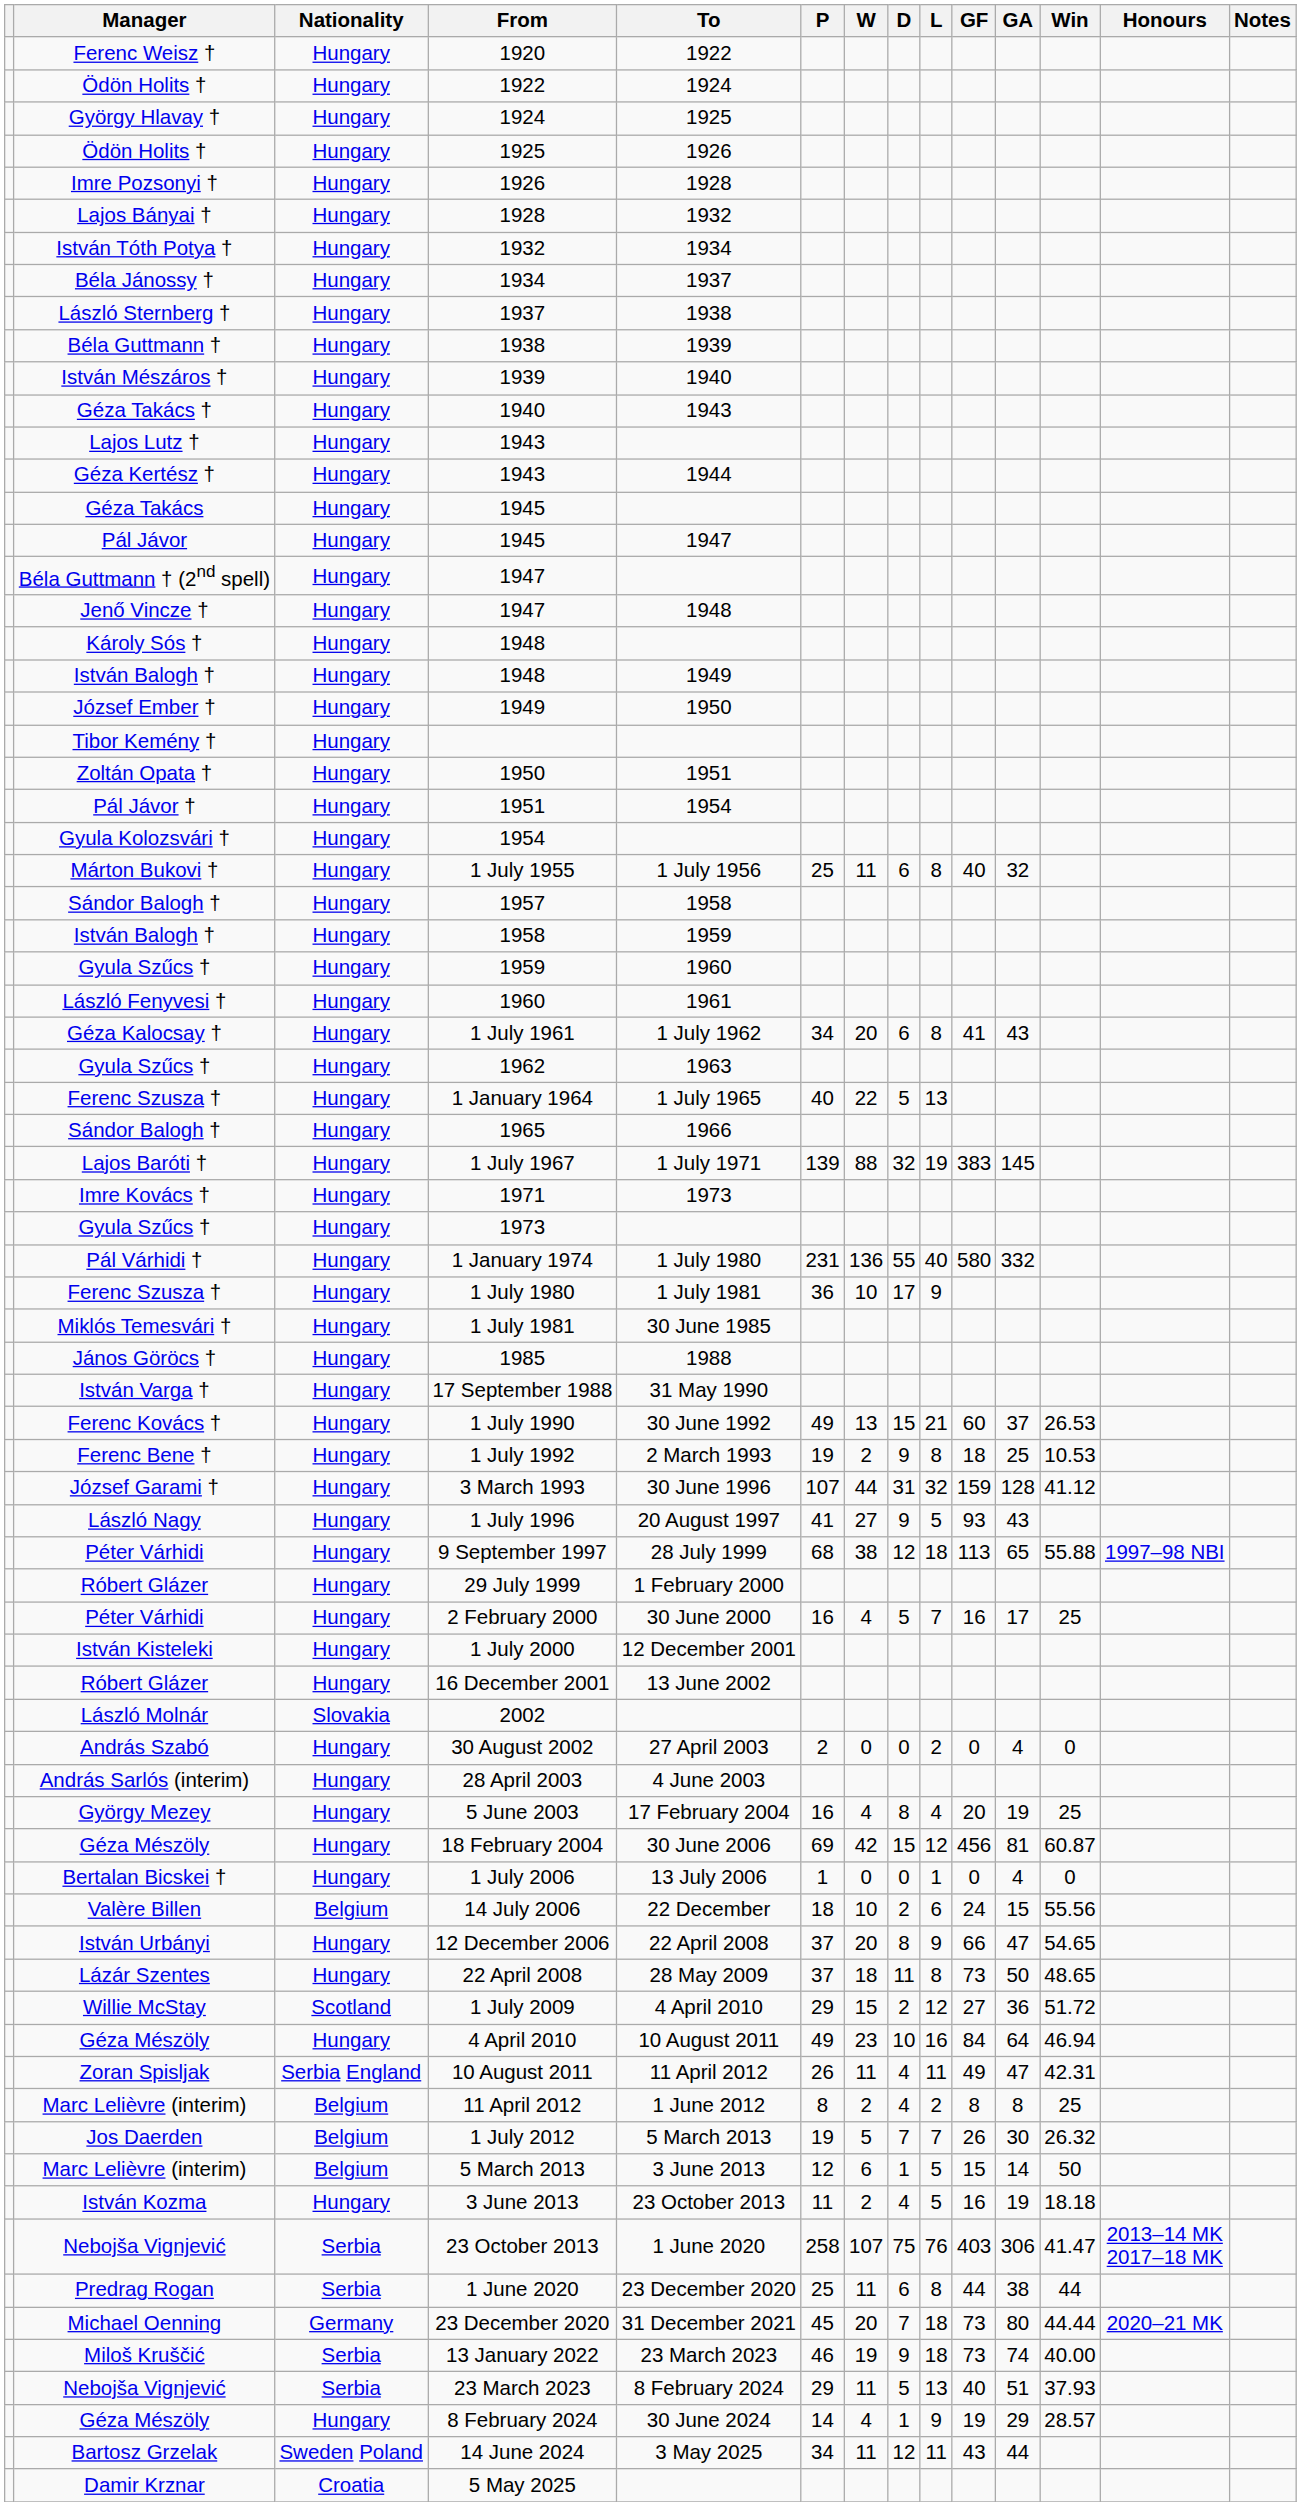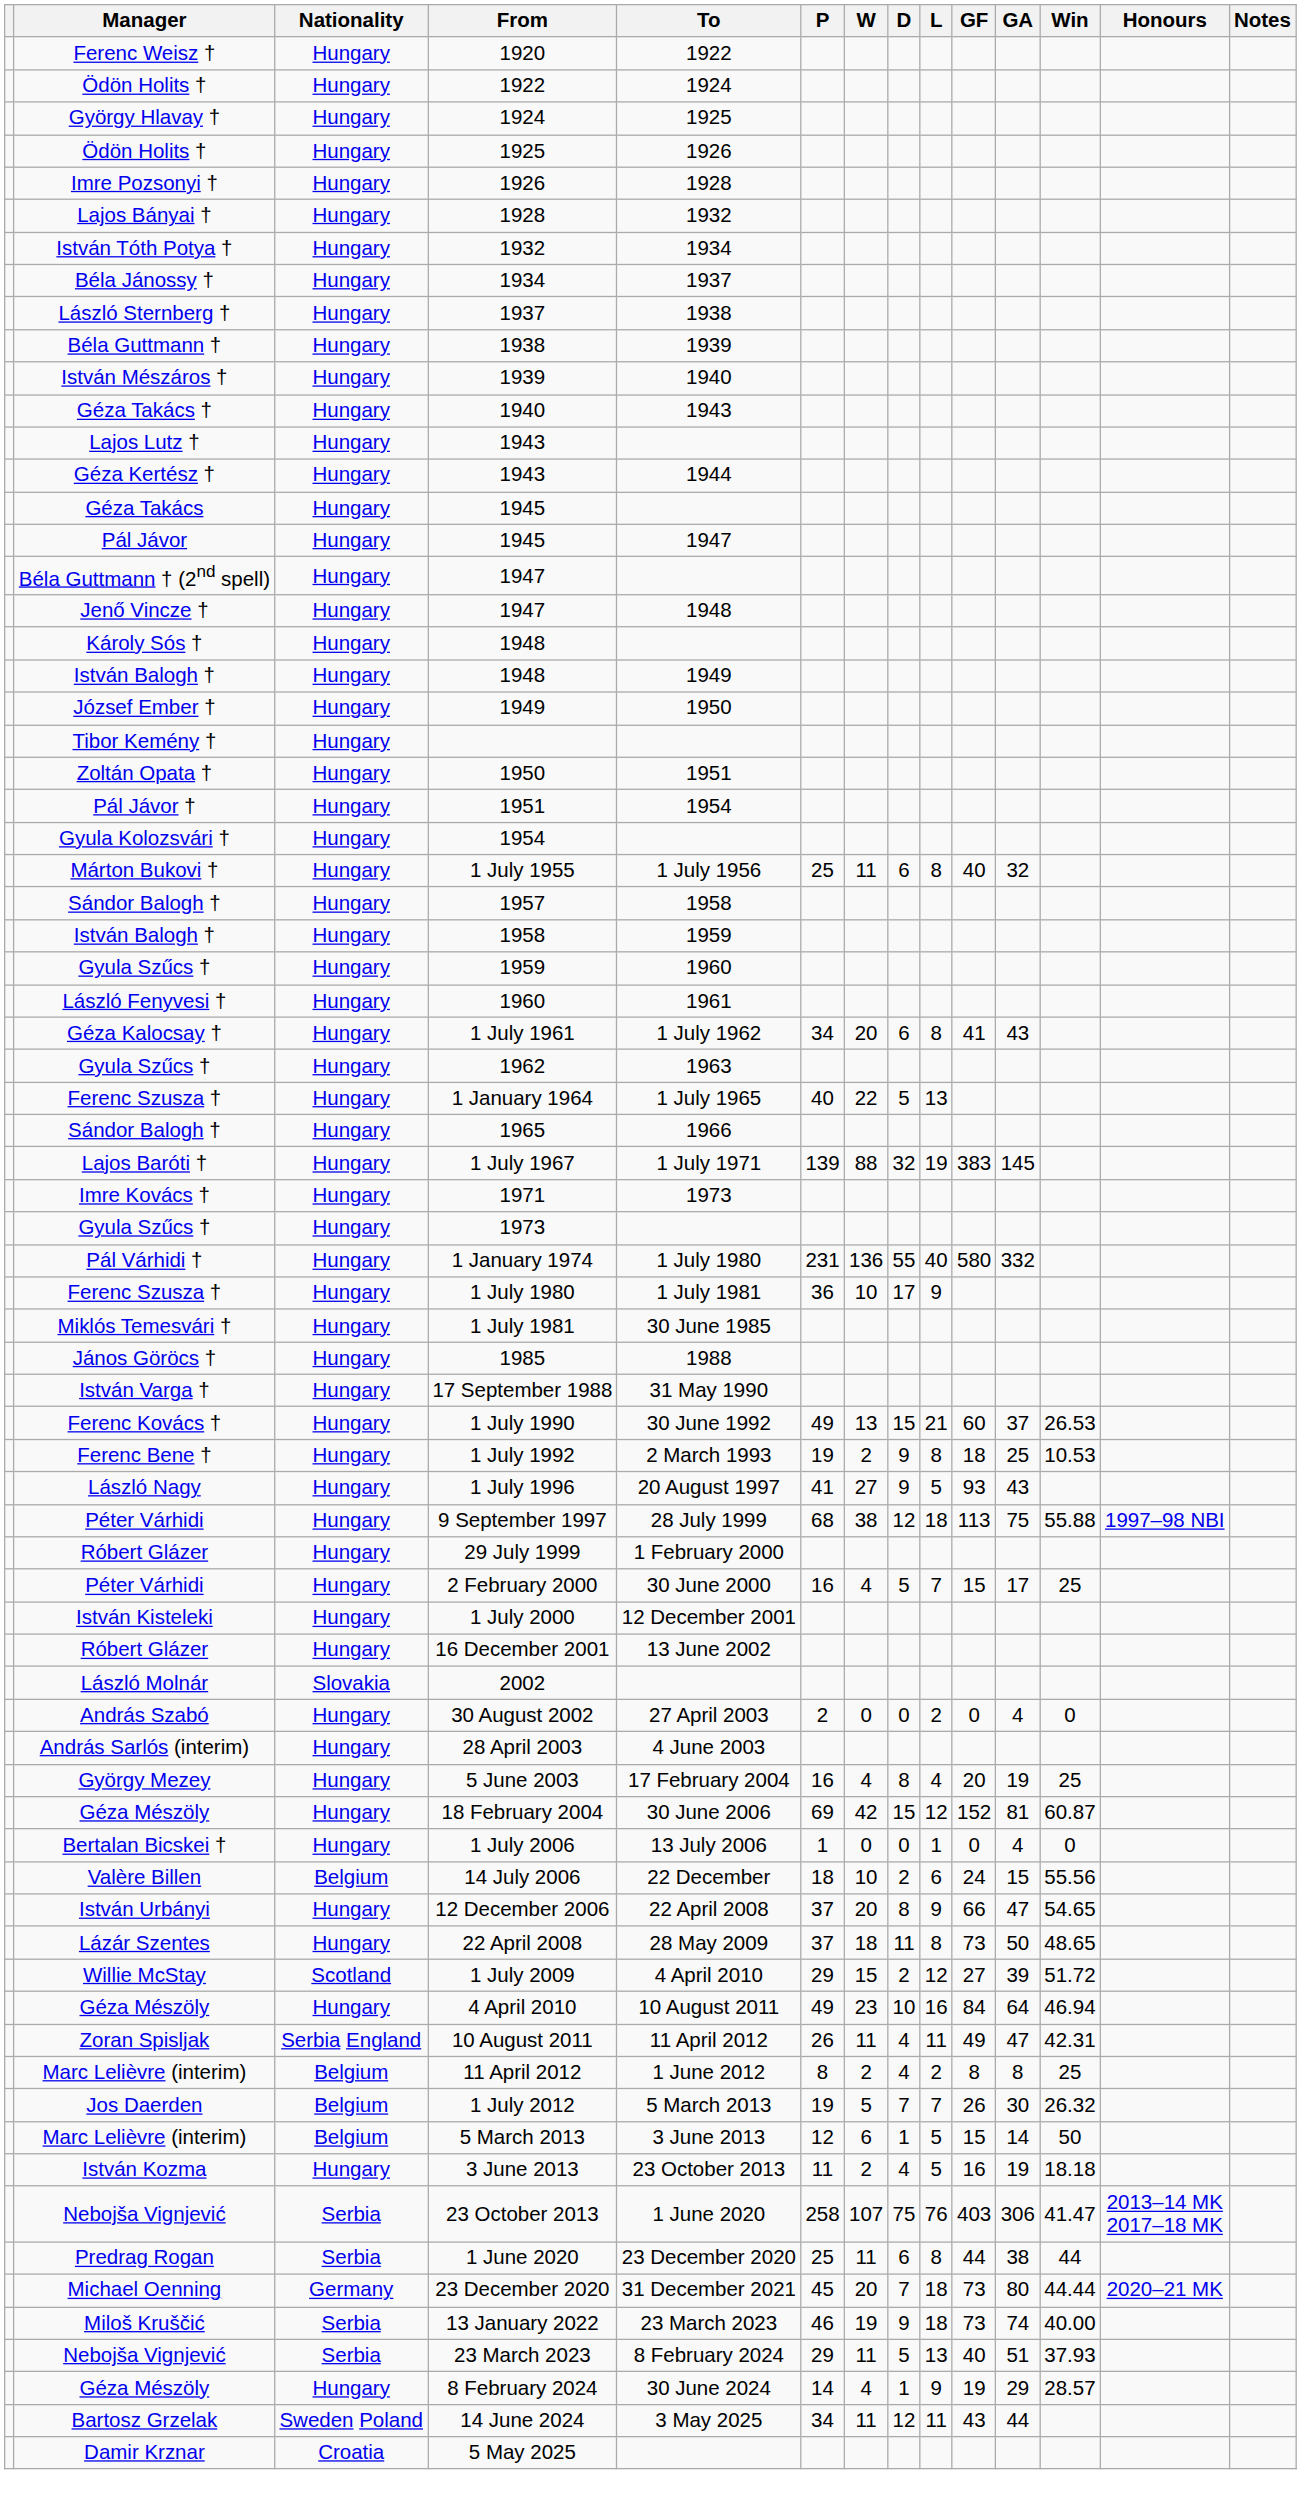- row: (144, 1487)
(1018, 1552) 65 -> (1018, 1520) 75
(974, 1617) 16 -> (974, 1585) 15
(974, 1845) 456 -> (974, 1812) 152
(1018, 2007) 36 -> (1018, 1975) 39
